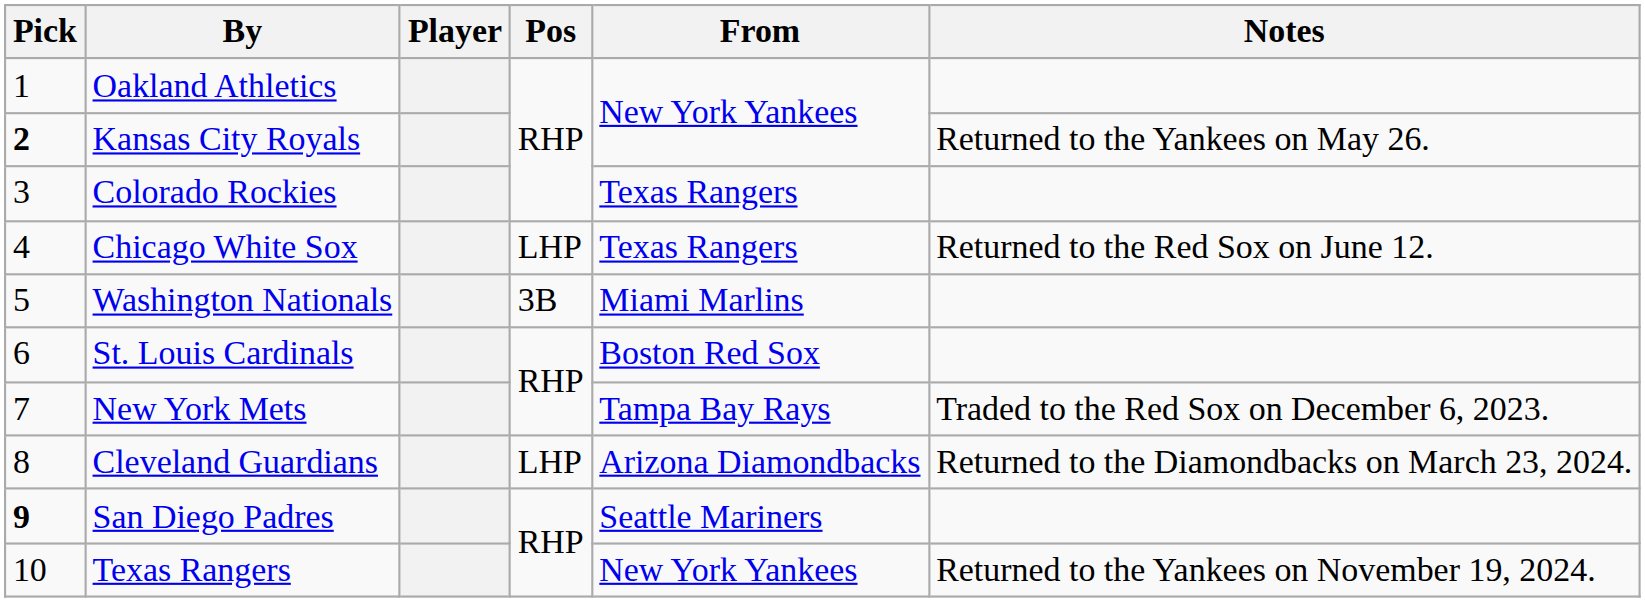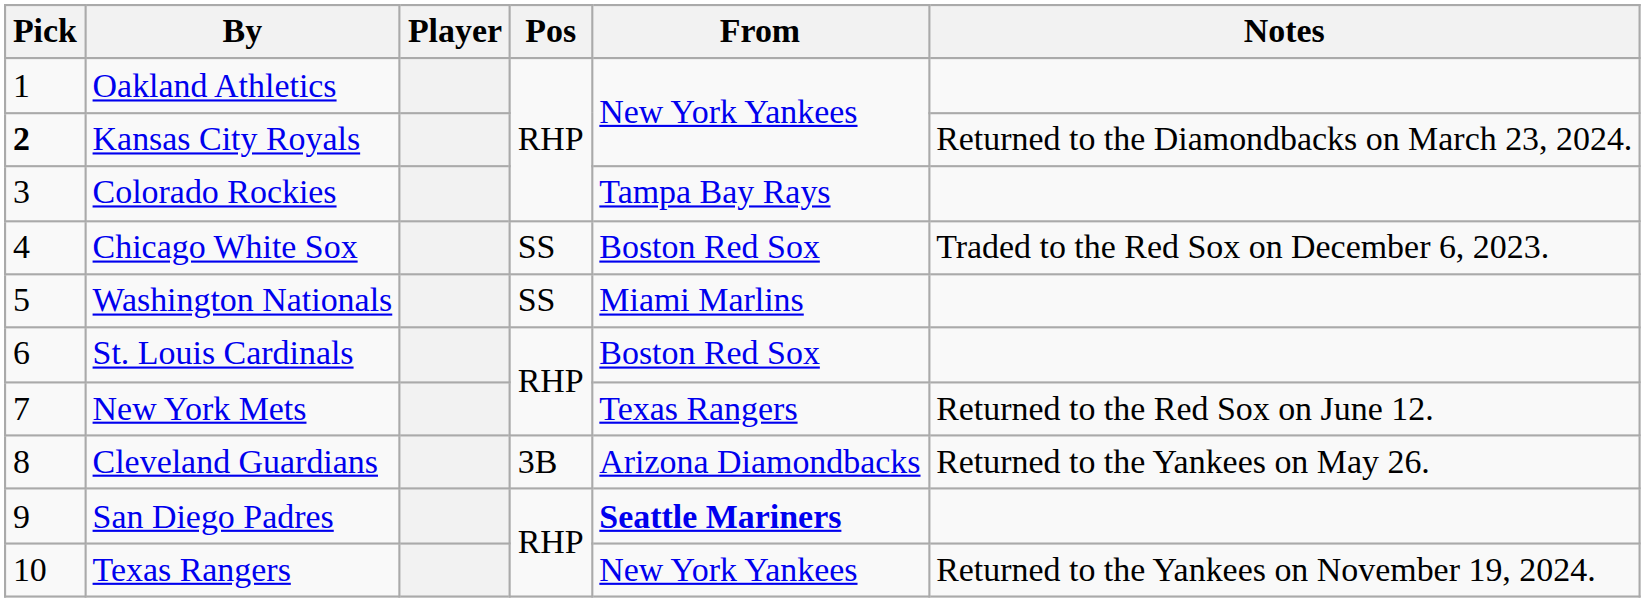(1183, 138) Returned to the Yankees on May 26. -> (1284, 138) Returned to the Diamondbacks on March 23, 2024.
(698, 192) Texas Rangers -> (715, 192) Tampa Bay Rays
(550, 246) LHP -> (537, 246) SS
(698, 246) Texas Rangers -> (710, 246) Boston Red Sox
(1185, 246) Returned to the Red Sox on June 12. -> (1243, 246) Traded to the Red Sox on December 6, 2023.
(537, 300) 3B -> (537, 300) SS
(715, 407) Tampa Bay Rays -> (698, 407) Texas Rangers
(1243, 407) Traded to the Red Sox on December 6, 2023. -> (1185, 407) Returned to the Red Sox on June 12.
(550, 461) LHP -> (537, 461) 3B
(1284, 461) Returned to the Diamondbacks on March 23, 2024. -> (1183, 461) Returned to the Yankees on May 26.
(21, 515) bold -> (21, 515) normal
(711, 515) normal -> (720, 515) bold
